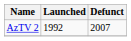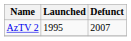(53, 28) 1992 -> (53, 28) 1995
